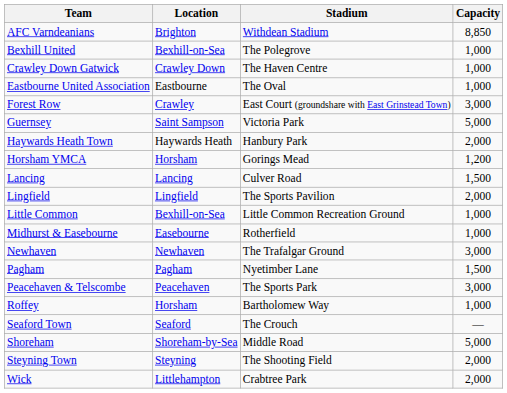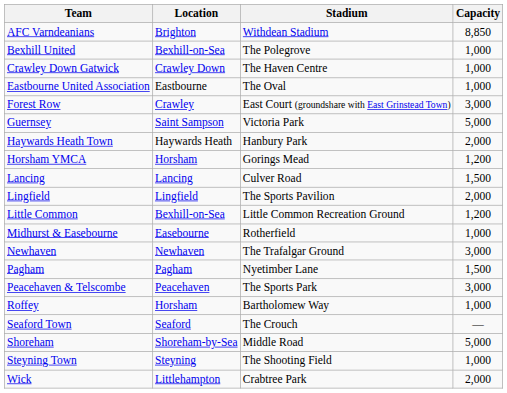(478, 214) 1,000 -> (478, 214) 1,200
(478, 360) 2,000 -> (478, 360) 1,000
